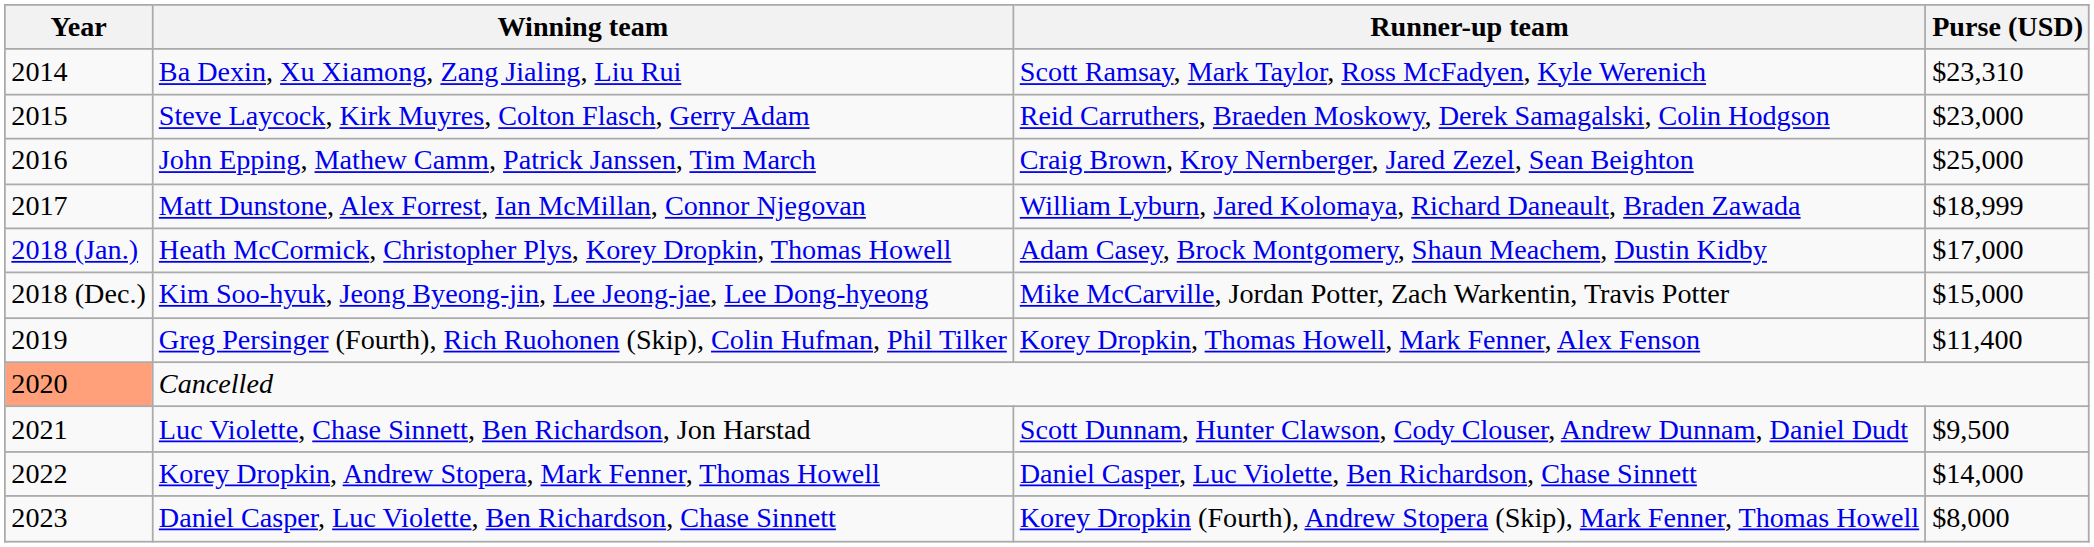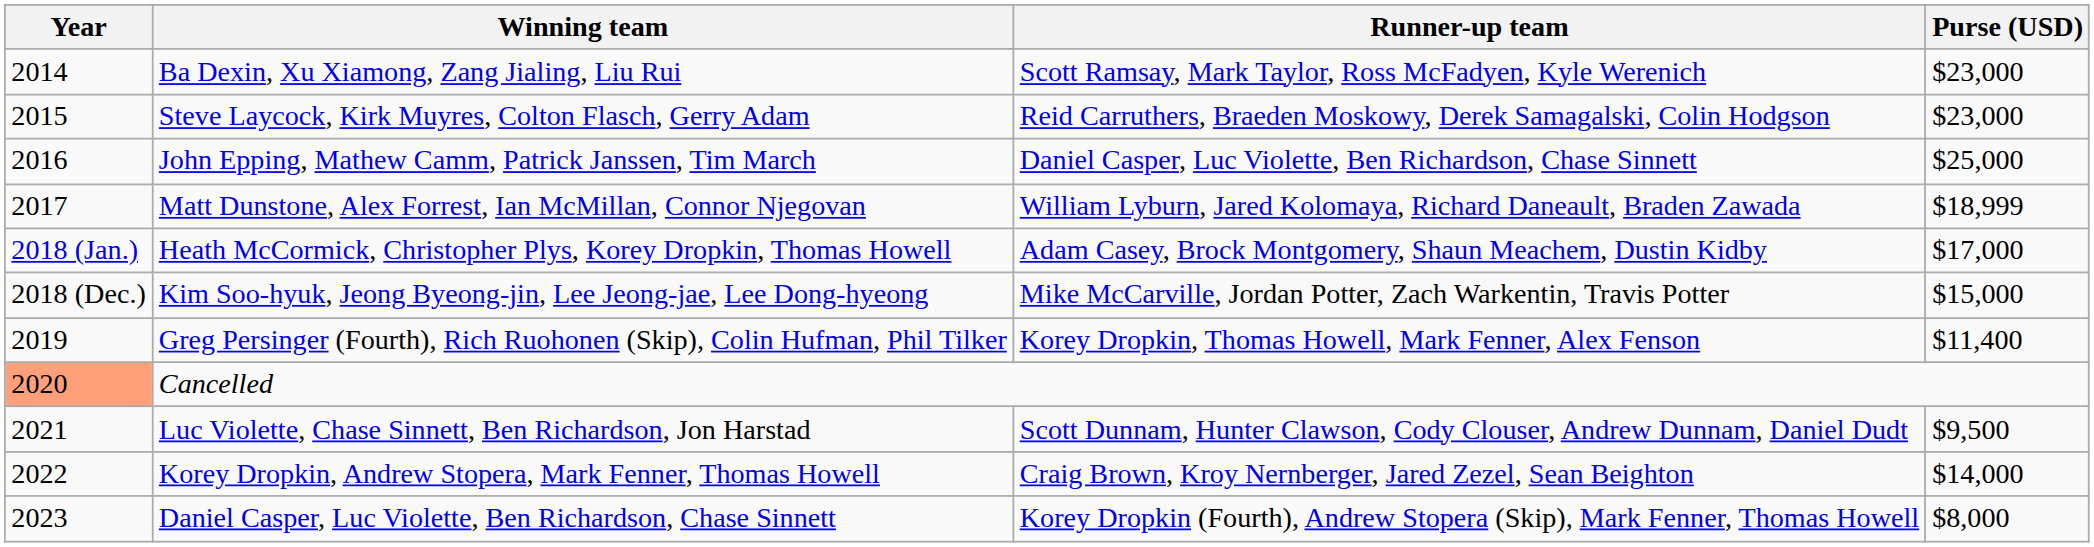(1978, 71) $23,310 -> (1978, 71) $23,000
(1357, 160) Craig Brown, Kroy Nernberger, Jared Zezel, Sean Beighton -> (1358, 160) Daniel Casper, Luc Violette, Ben Richardson, Chase Sinnett
(1358, 473) Daniel Casper, Luc Violette, Ben Richardson, Chase Sinnett -> (1357, 473) Craig Brown, Kroy Nernberger, Jared Zezel, Sean Beighton
